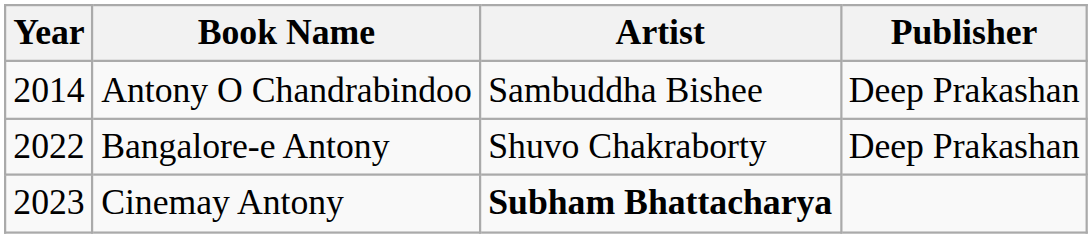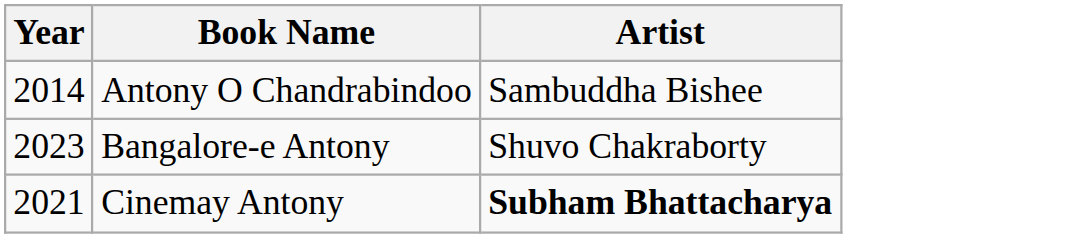- column: (964, 32)
(49, 145) 2022 -> (49, 145) 2023
(49, 202) 2023 -> (49, 202) 2021
